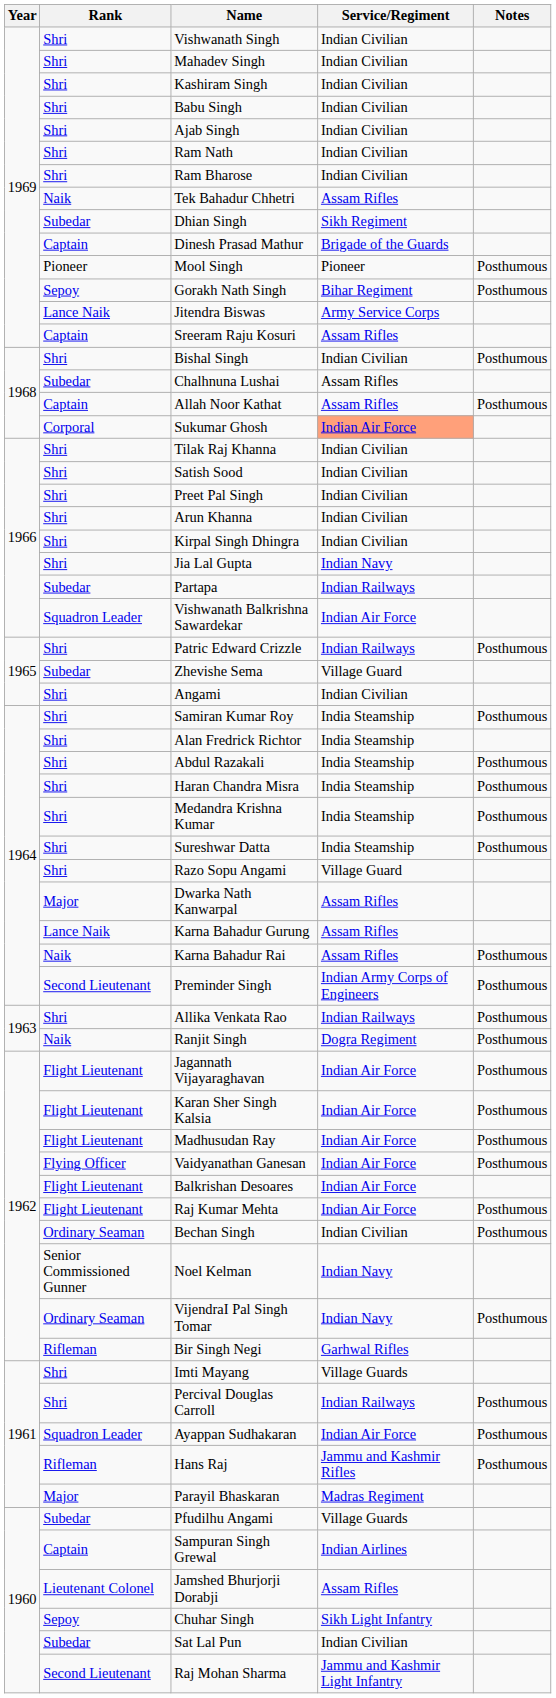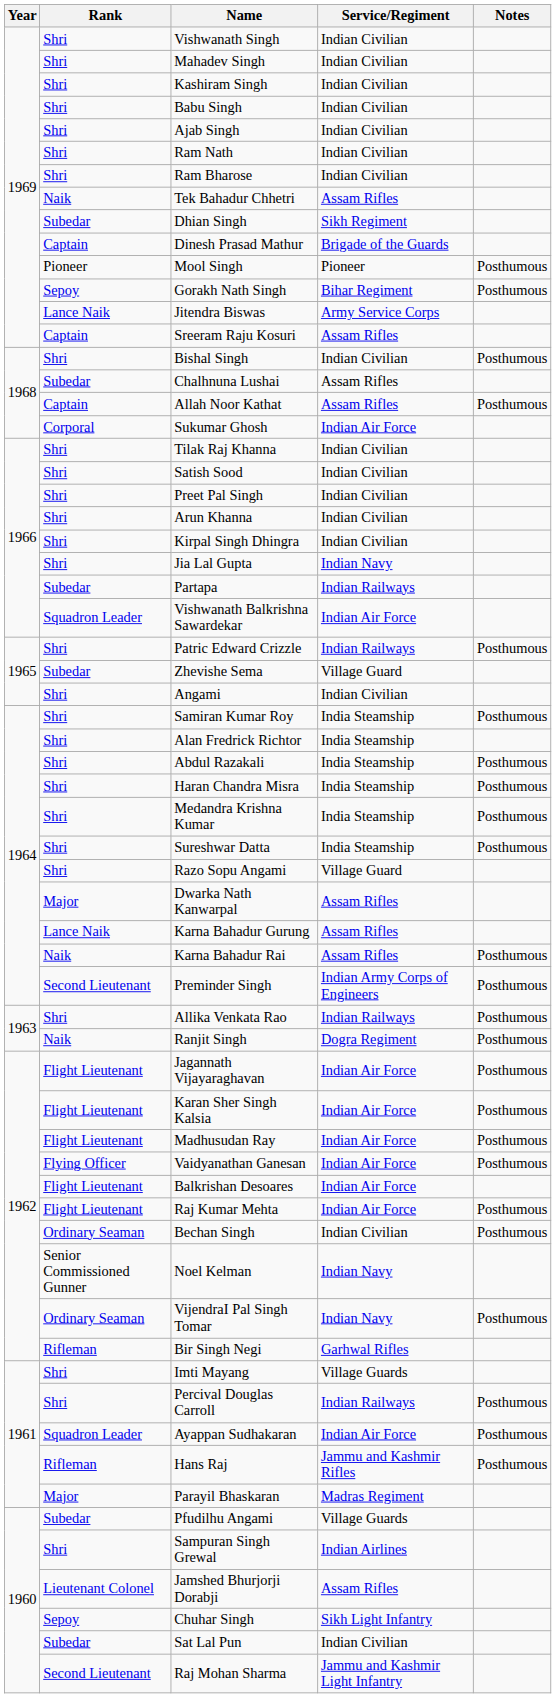(369, 426) lightsalmon background -> (369, 426) no background
(66, 1549) Captain -> (55, 1549) Shri
